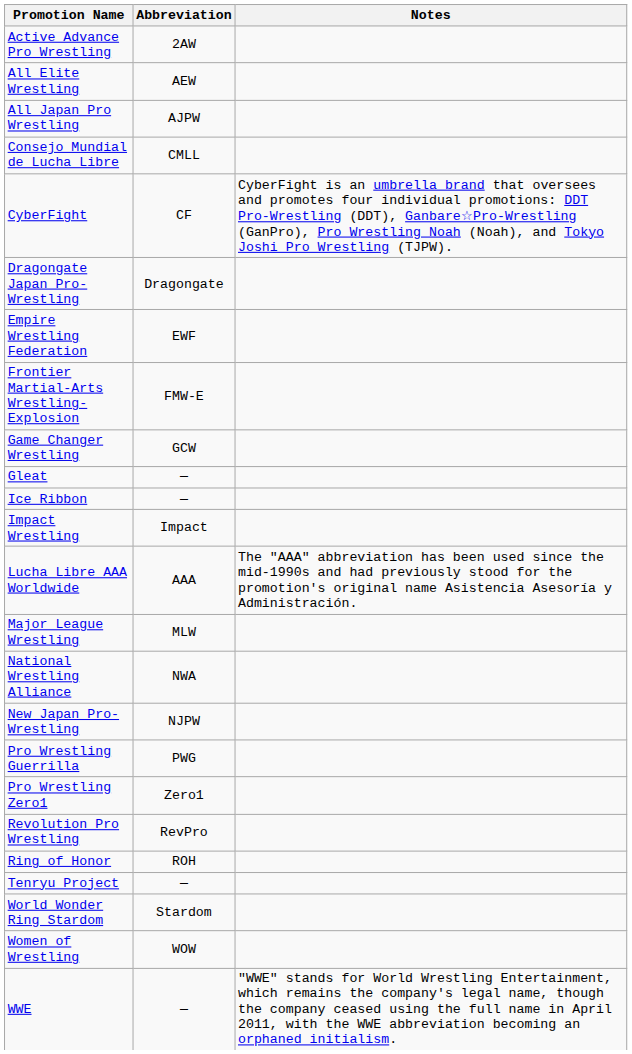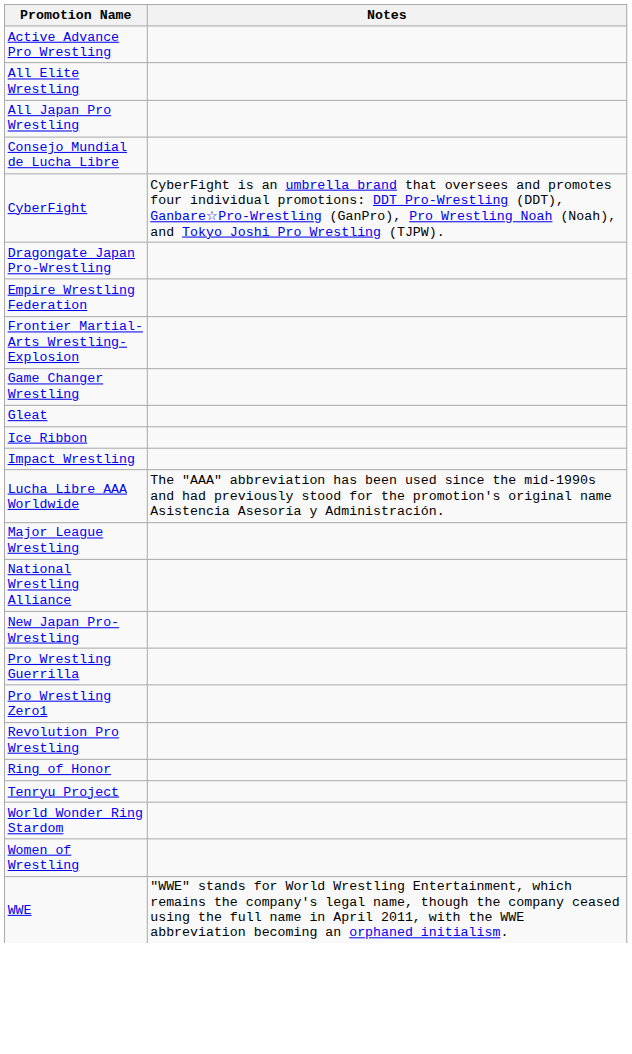- column: (184, 15)
